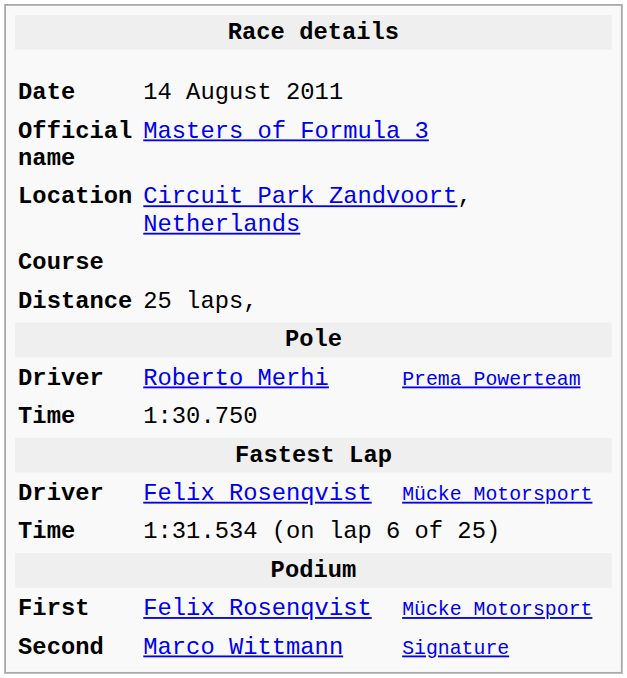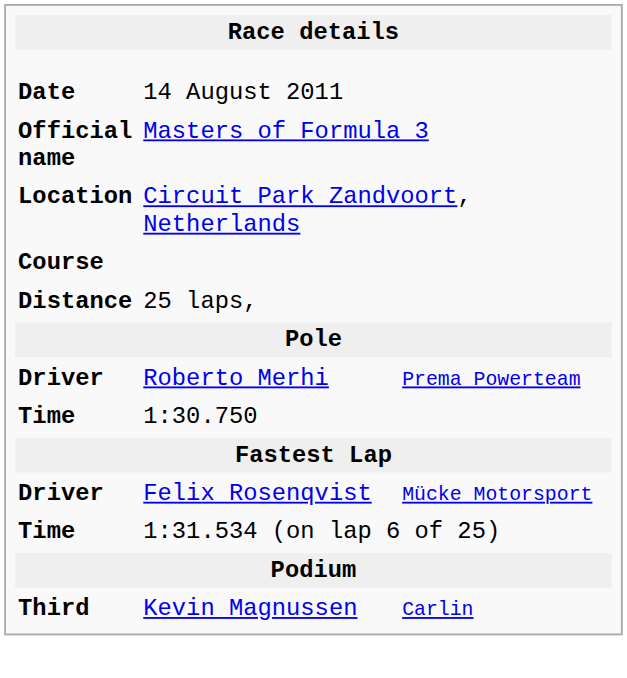- row: (54, 608)
- row: (61, 647)
+ row: (54, 608)
